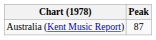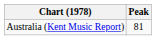(139, 27) 87 -> (139, 27) 81
